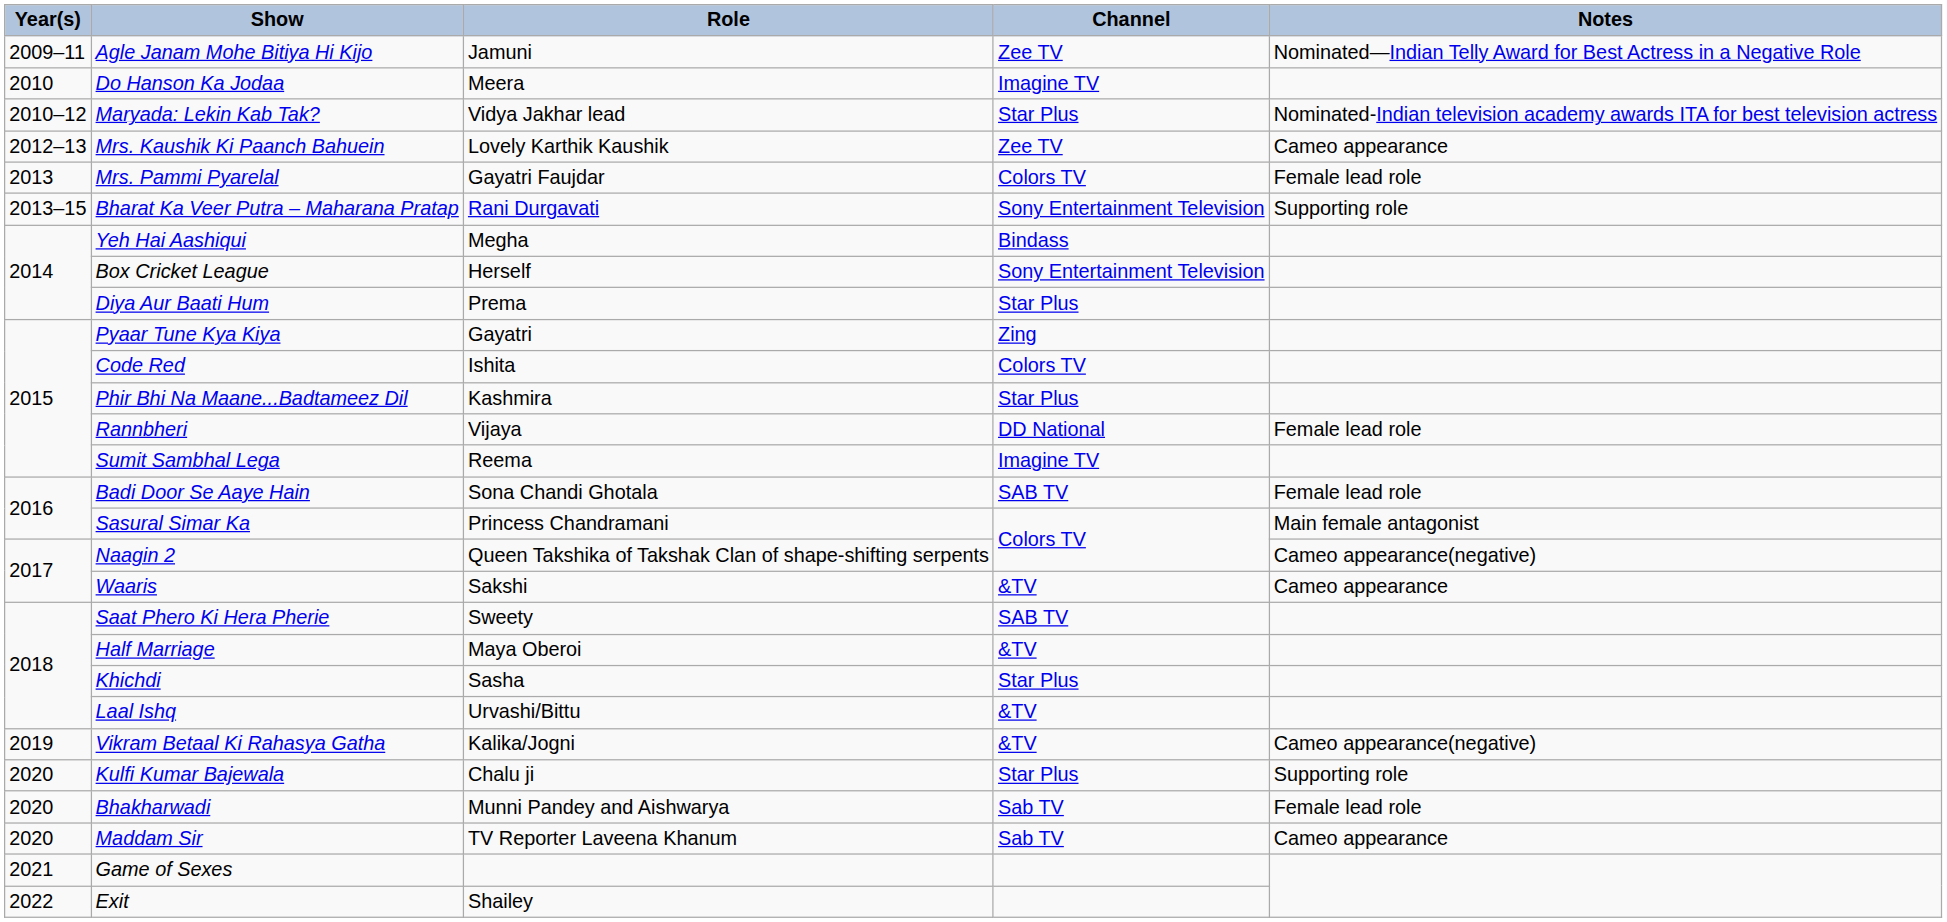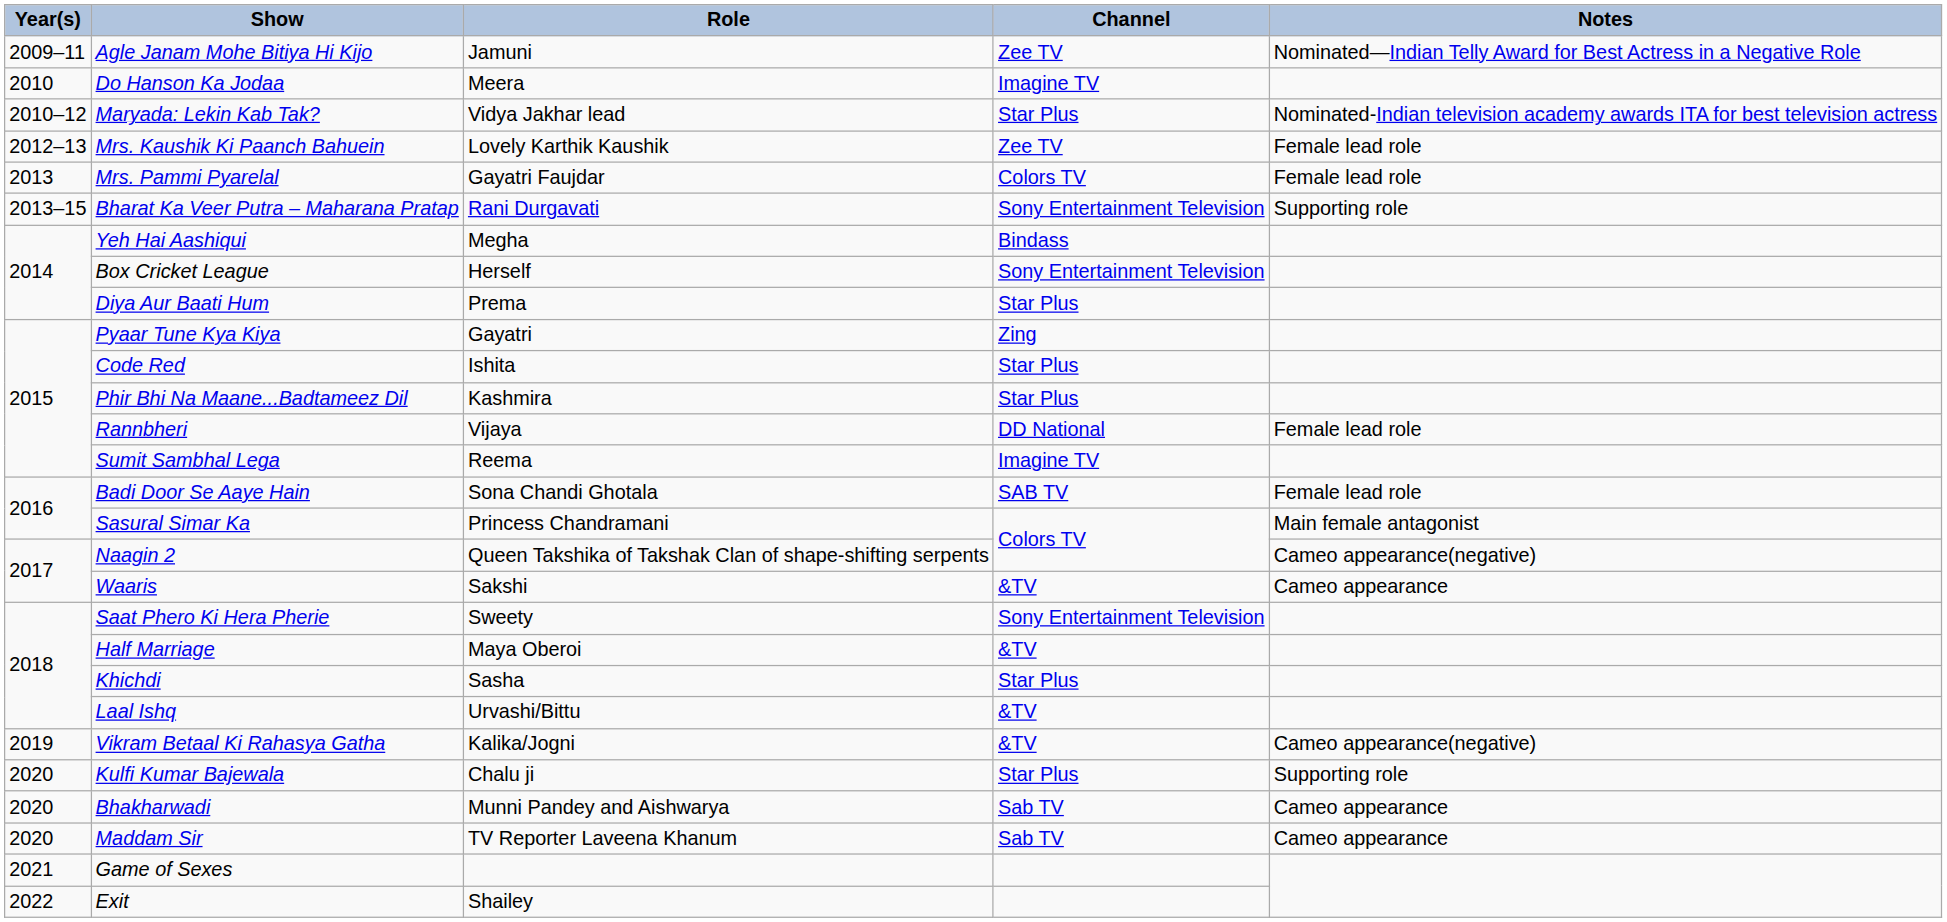(1361, 146) Cameo appearance -> (1348, 146) Female lead role
(1042, 366) Colors TV -> (1038, 366) Star Plus
(1033, 618) SAB TV -> (1131, 618) Sony Entertainment Television
(1348, 806) Female lead role -> (1361, 806) Cameo appearance
